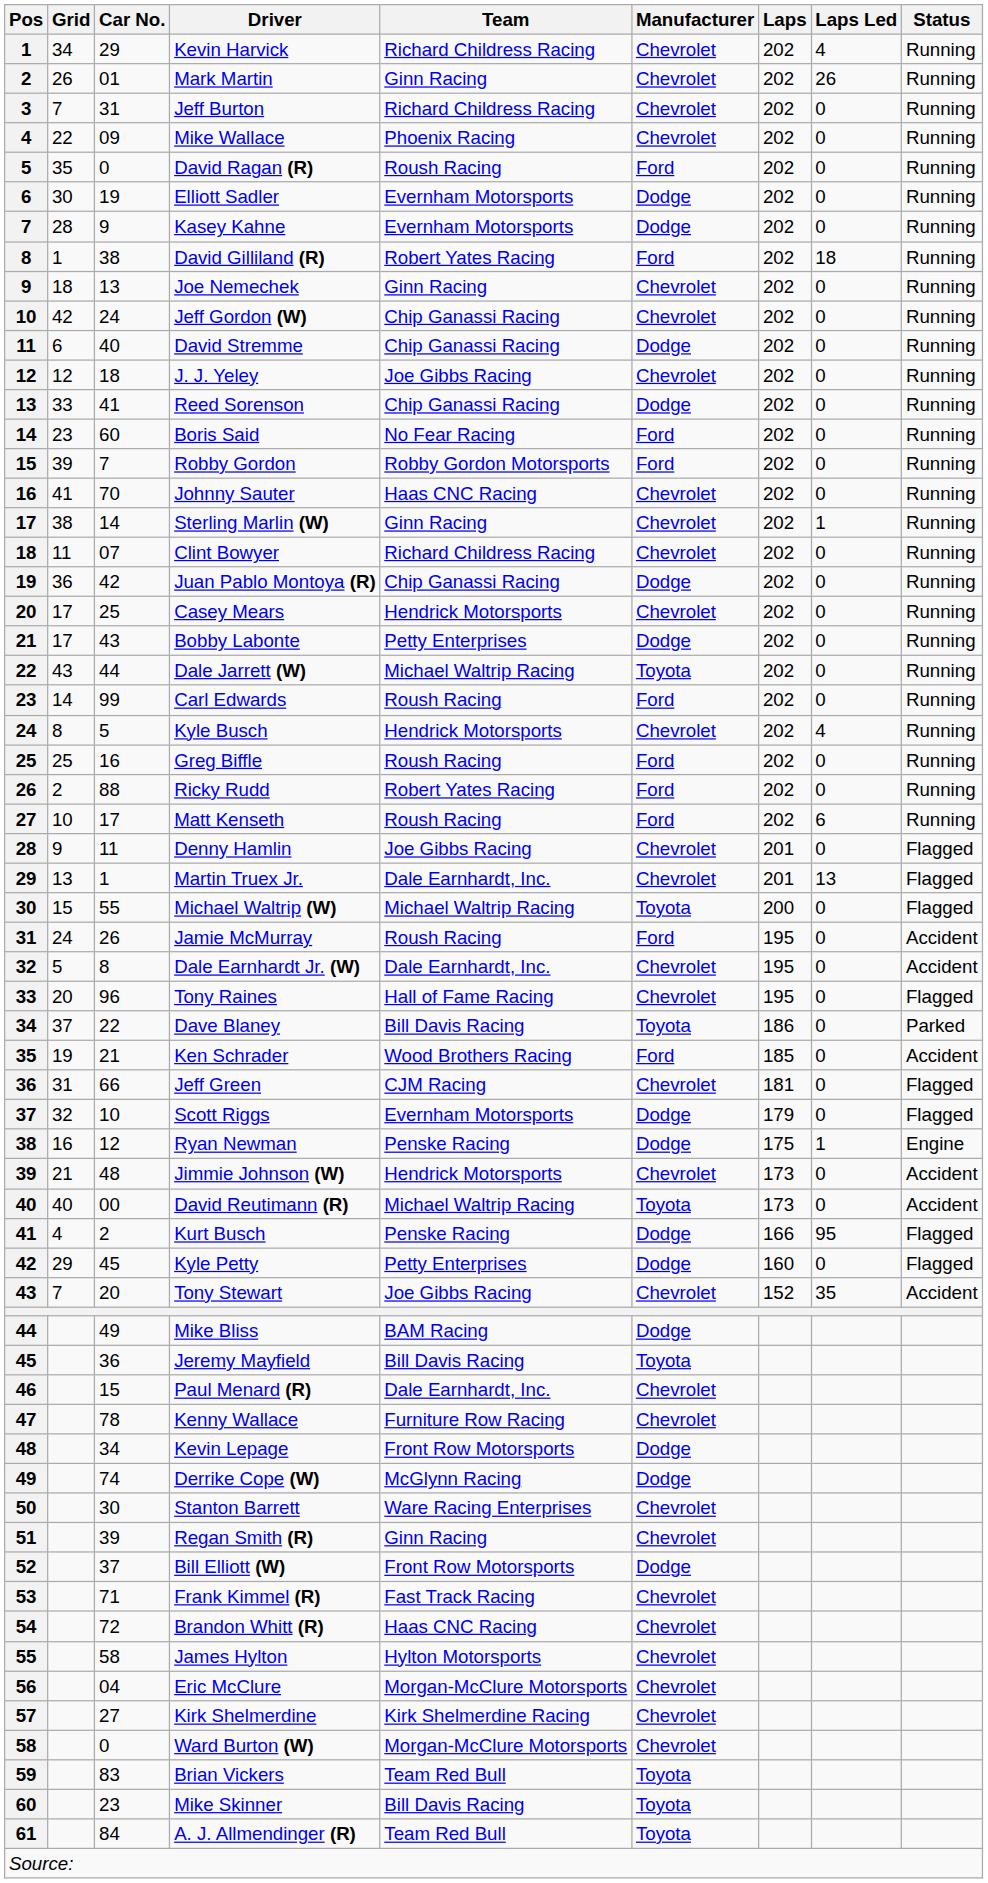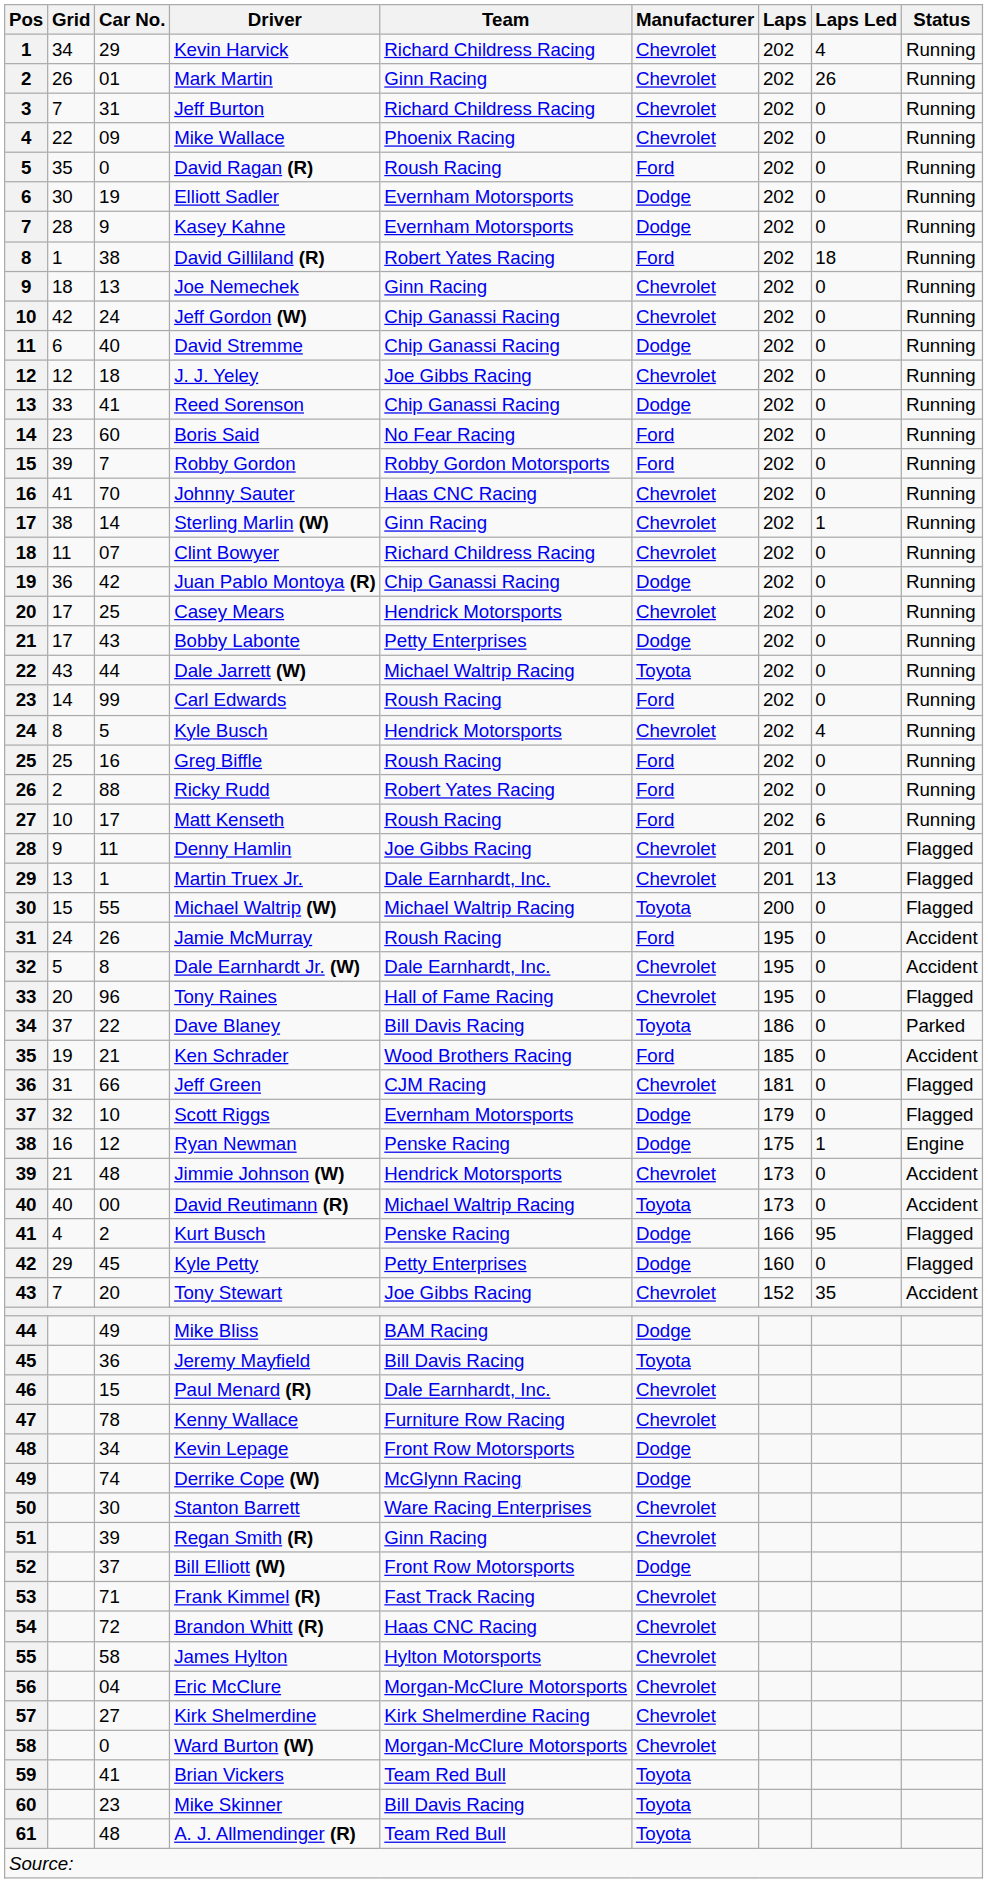(109, 1775) 83 -> (109, 1775) 41
(109, 1834) 84 -> (109, 1834) 48
